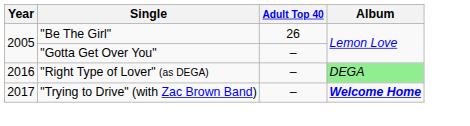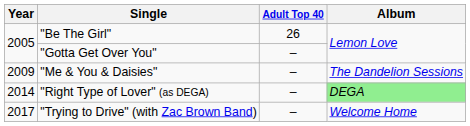+ row: (99, 72)
(21, 72) 2016 -> (21, 92) 2014
(375, 92) bold -> (373, 111) normal
